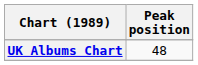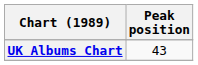(159, 50) 48 -> (159, 50) 43
